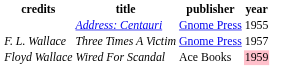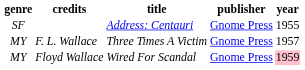+ column: (18, 9)
(205, 57) Ace Books -> (241, 57) Gnome Press
